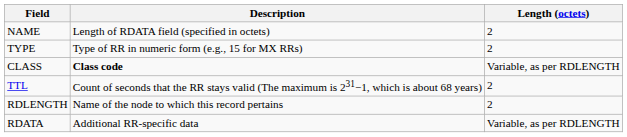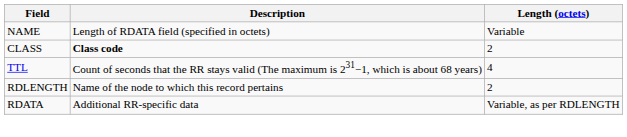(490, 31) 2 -> (506, 31) Variable
- row: (21, 48)
(553, 66) Variable, as per RDLENGTH -> (490, 48) 2
(490, 85) 2 -> (490, 68) 4
